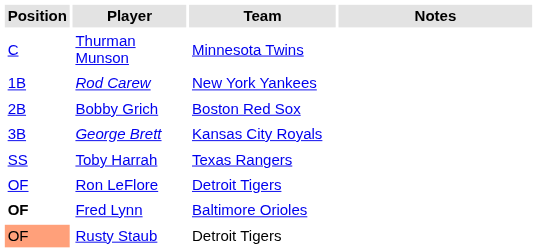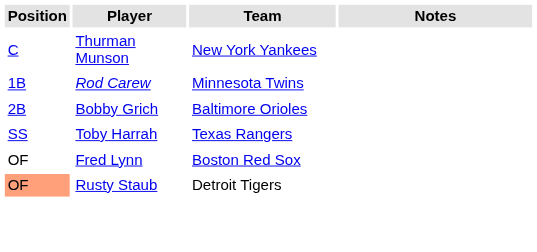(248, 49) Minnesota Twins -> (254, 49) New York Yankees
(254, 83) New York Yankees -> (248, 83) Minnesota Twins
(246, 109) Boston Red Sox -> (250, 109) Baltimore Orioles
- row: (118, 134)
- row: (117, 185)
(18, 210) bold -> (18, 159) normal
(250, 210) Baltimore Orioles -> (246, 159) Boston Red Sox
